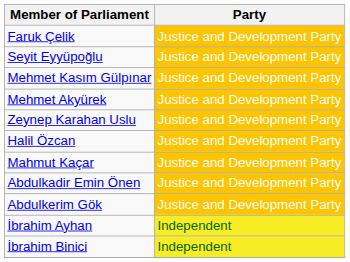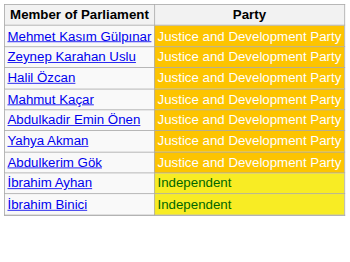- row: (41, 36)
- row: (55, 57)
- row: (57, 99)
+ row: (48, 141)
